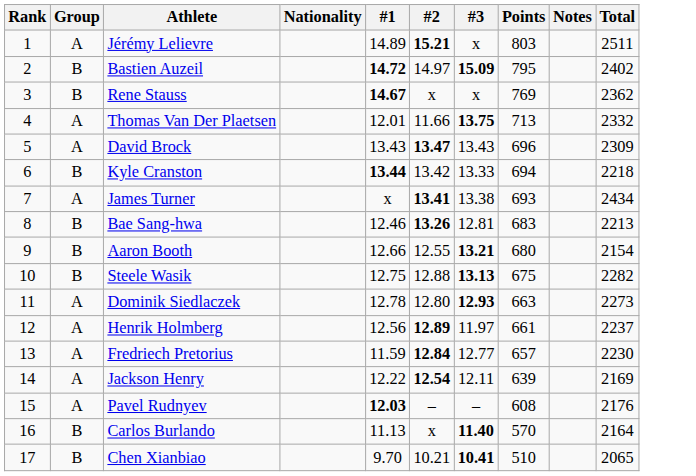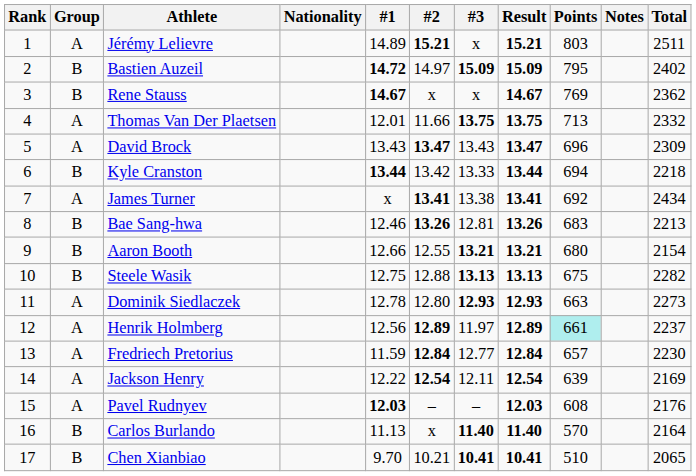+ column: (524, 17)
(524, 198) 693 -> (576, 198) 692
(524, 328) no background -> (576, 328) paleturquoise background
